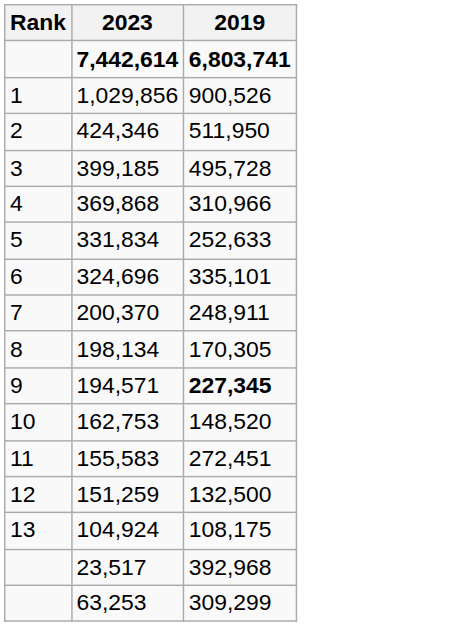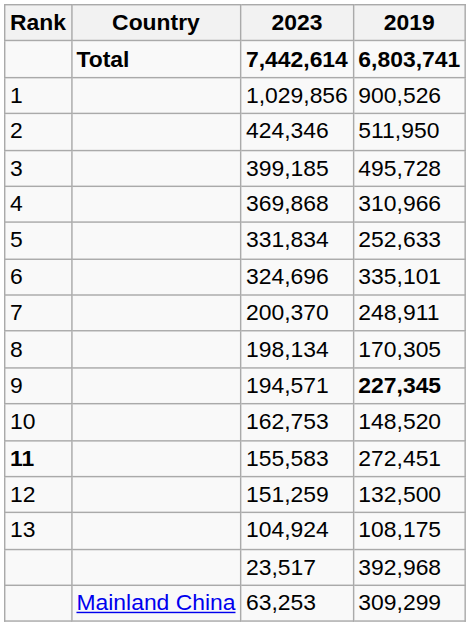+ column: (156, 22)
(22, 458) normal -> (22, 458) bold
